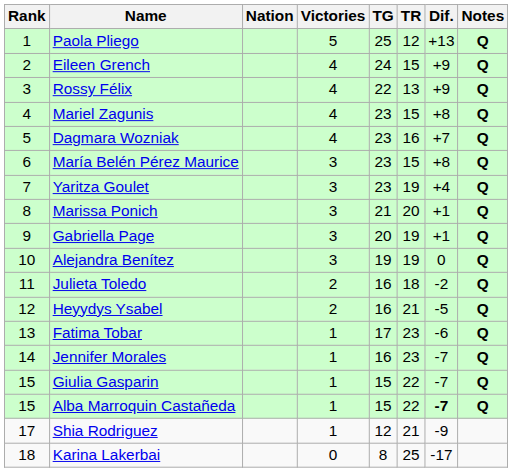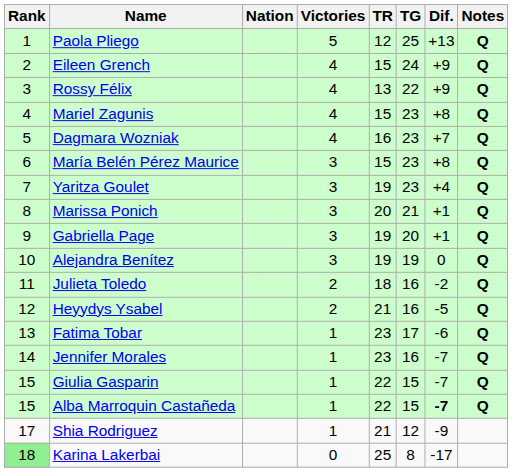columns swapped: (383, 16) <-> (411, 16)
(27, 455) no background -> (27, 455) lightgreen background
